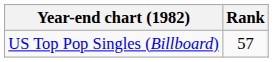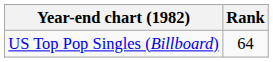(246, 43) 57 -> (246, 43) 64
